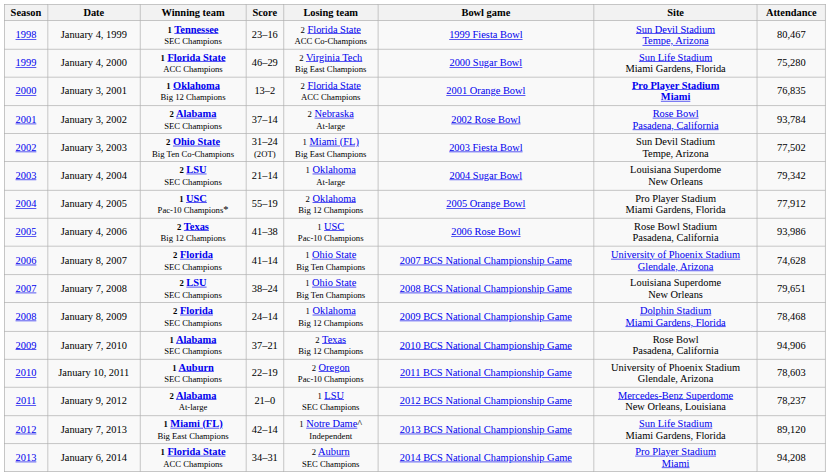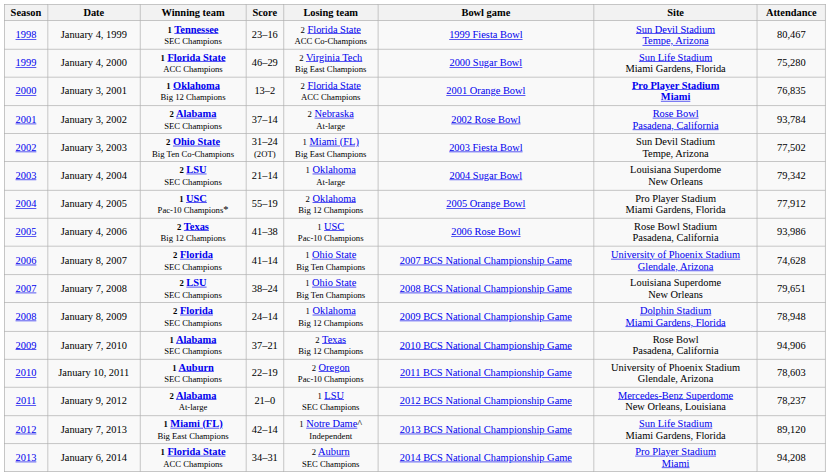(791, 317) 78,468 -> (791, 317) 78,948
